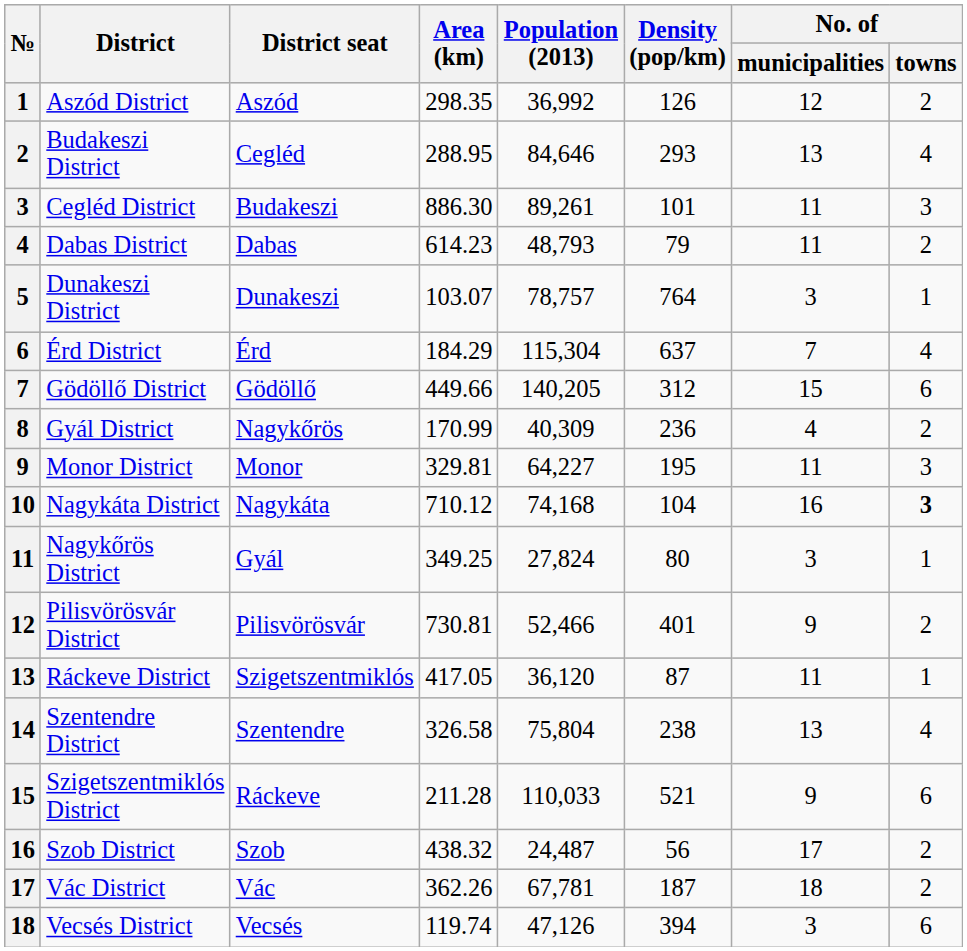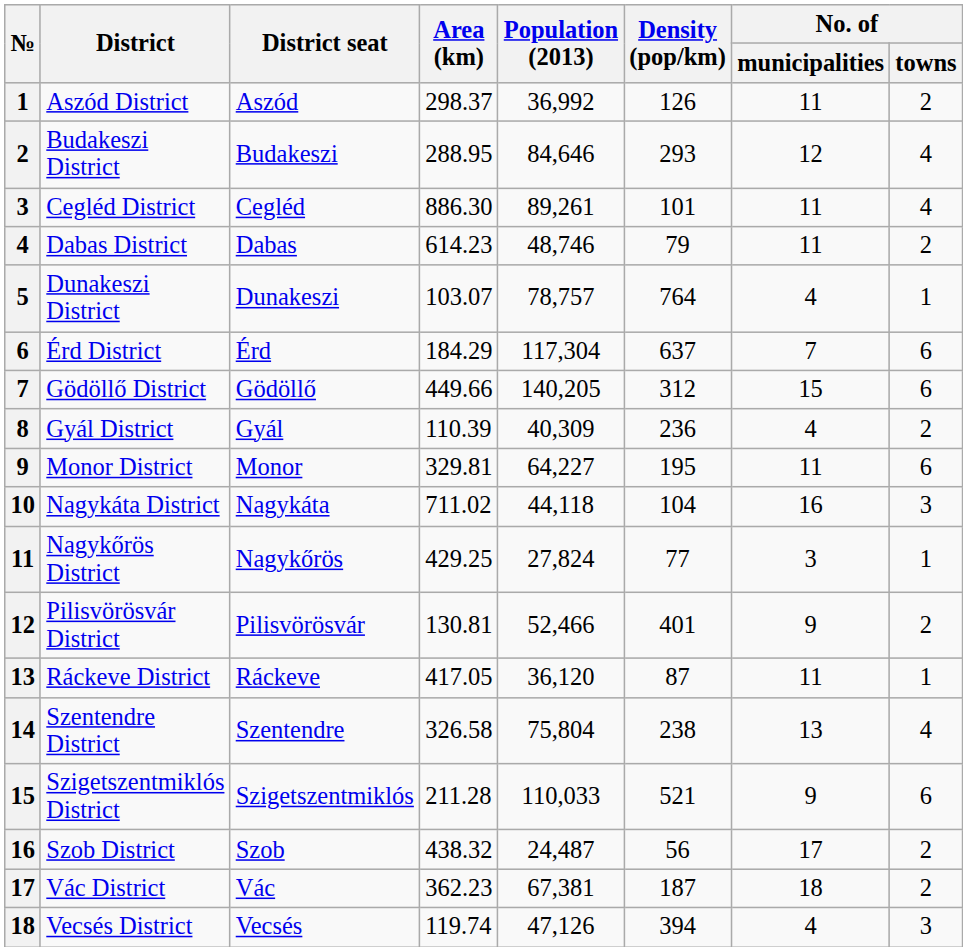(459, 101) 298.35 -> (459, 101) 298.37
(811, 101) 12 -> (811, 101) 11
(270, 154) Cegléd -> (287, 154) Budakeszi
(811, 154) 13 -> (811, 154) 12
(287, 206) Budakeszi -> (270, 206) Cegléd
(926, 206) 3 -> (926, 206) 4
(561, 245) 48,793 -> (561, 245) 48,746
(811, 298) 3 -> (811, 298) 4
(561, 350) 115,304 -> (561, 350) 117,304
(926, 350) 4 -> (926, 350) 6
(289, 428) Nagykőrös -> (260, 428) Gyál
(459, 428) 170.99 -> (458, 428) 110.39
(926, 467) 3 -> (926, 467) 6
(459, 506) 710.12 -> (458, 506) 711.02
(561, 506) 74,168 -> (561, 506) 44,118
(926, 506) bold -> (926, 506) normal
(260, 558) Gyál -> (289, 558) Nagykőrös
(459, 558) 349.25 -> (459, 558) 429.25
(678, 558) 80 -> (678, 558) 77
(459, 625) 730.81 -> (459, 625) 130.81
(325, 677) Szigetszentmiklós -> (278, 677) Ráckeve
(278, 796) Ráckeve -> (325, 796) Szigetszentmiklós
(459, 887) 362.26 -> (459, 887) 362.23
(561, 887) 67,781 -> (561, 887) 67,381
(811, 926) 3 -> (811, 926) 4
(926, 926) 6 -> (926, 926) 3
